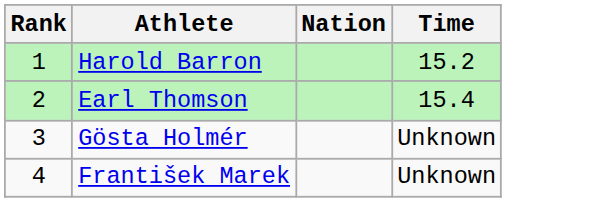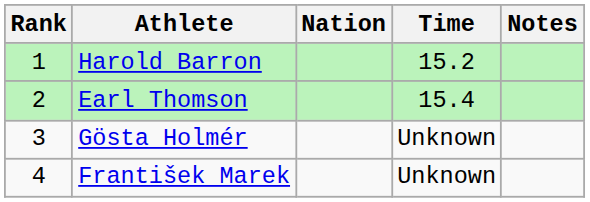+ column: (543, 24)
